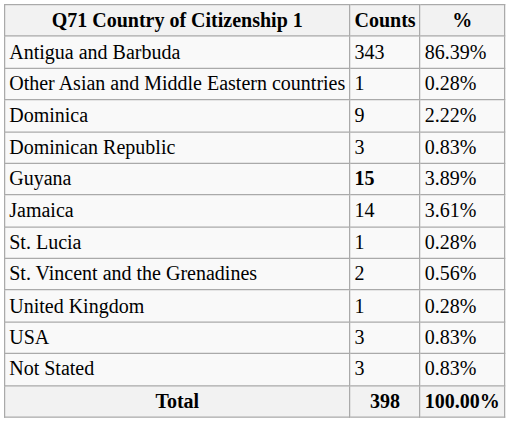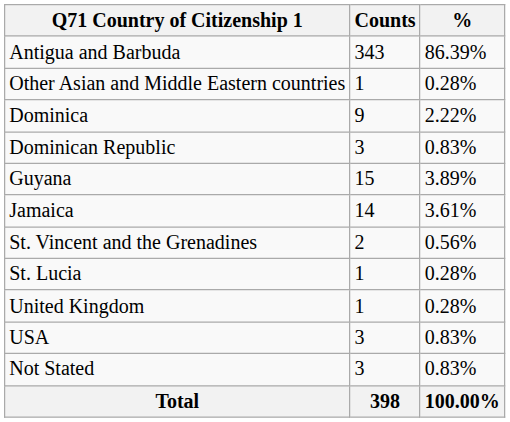(364, 178) bold -> (364, 178) normal
rows swapped: (45, 242) <-> (133, 274)
